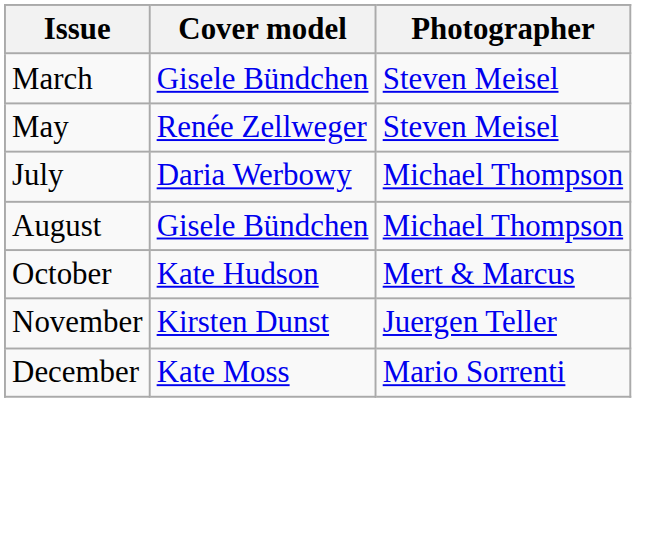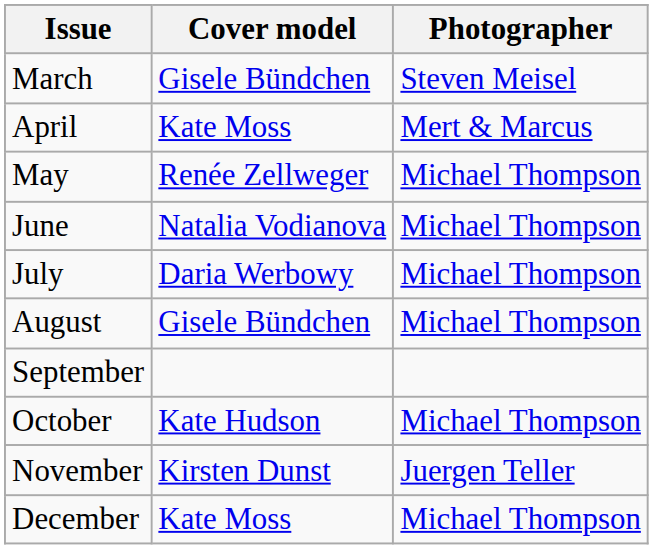+ row: (45, 126)
(471, 126) Steven Meisel -> (521, 175) Michael Thompson
+ row: (40, 224)
+ row: (78, 371)
(479, 273) Mert & Marcus -> (521, 420) Michael Thompson
(474, 371) Mario Sorrenti -> (521, 518) Michael Thompson
